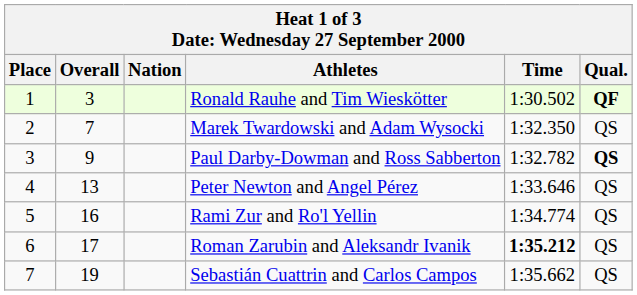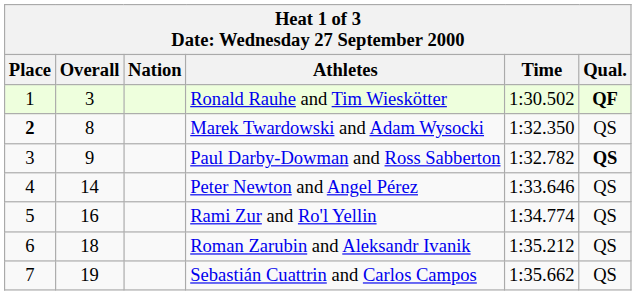(30, 128) normal -> (30, 128) bold
(90, 128) 7 -> (90, 128) 8
(90, 187) 13 -> (90, 187) 14
(90, 246) 17 -> (90, 246) 18
(542, 246) bold -> (542, 246) normal
